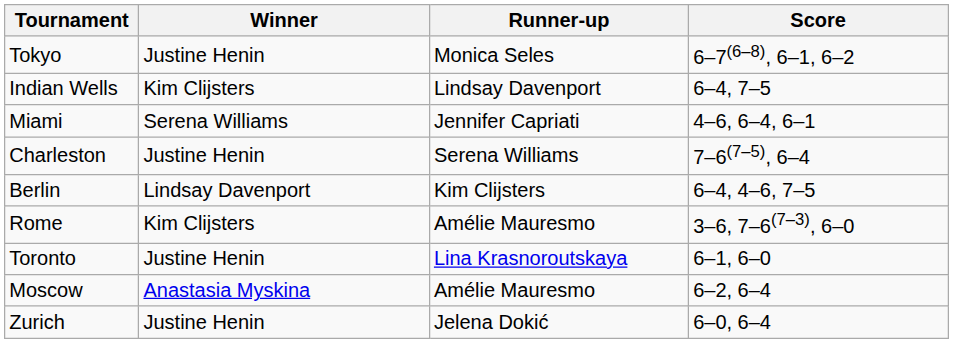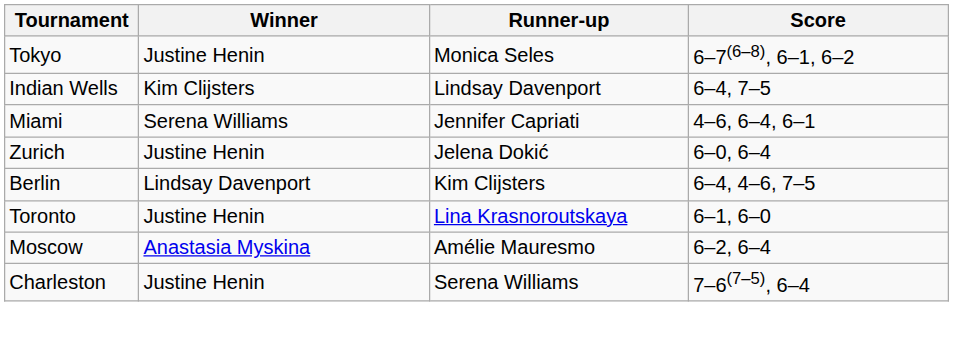rows swapped: (58, 155) <-> (37, 322)
- row: (36, 224)
